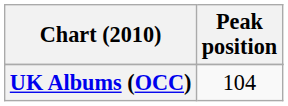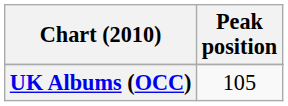(239, 82) 104 -> (239, 82) 105
